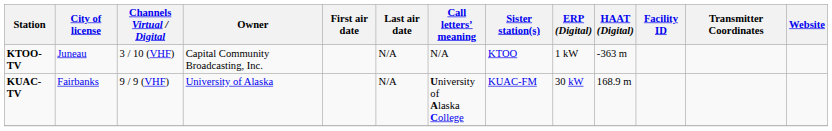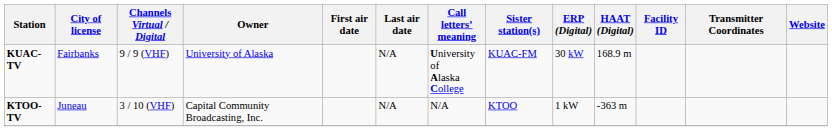rows swapped: (24, 87) <-> (24, 59)
